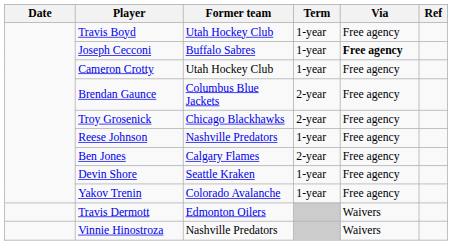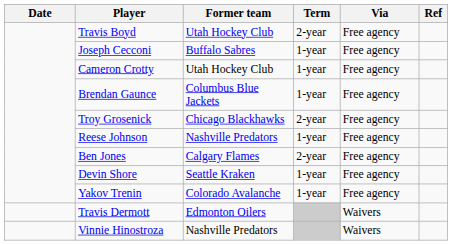(311, 32) 1-year -> (311, 32) 2-year
(373, 50) bold -> (371, 50) normal
(311, 94) 2-year -> (311, 94) 1-year
